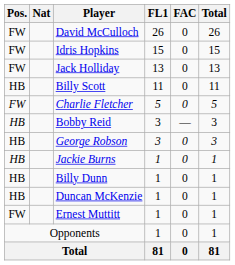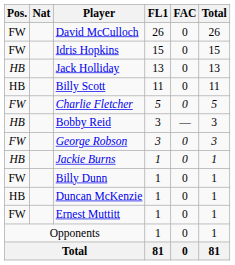(17, 68) FW -> (17, 68) HB
(17, 141) HB -> (17, 141) FW
(17, 178) HB -> (17, 178) FW
